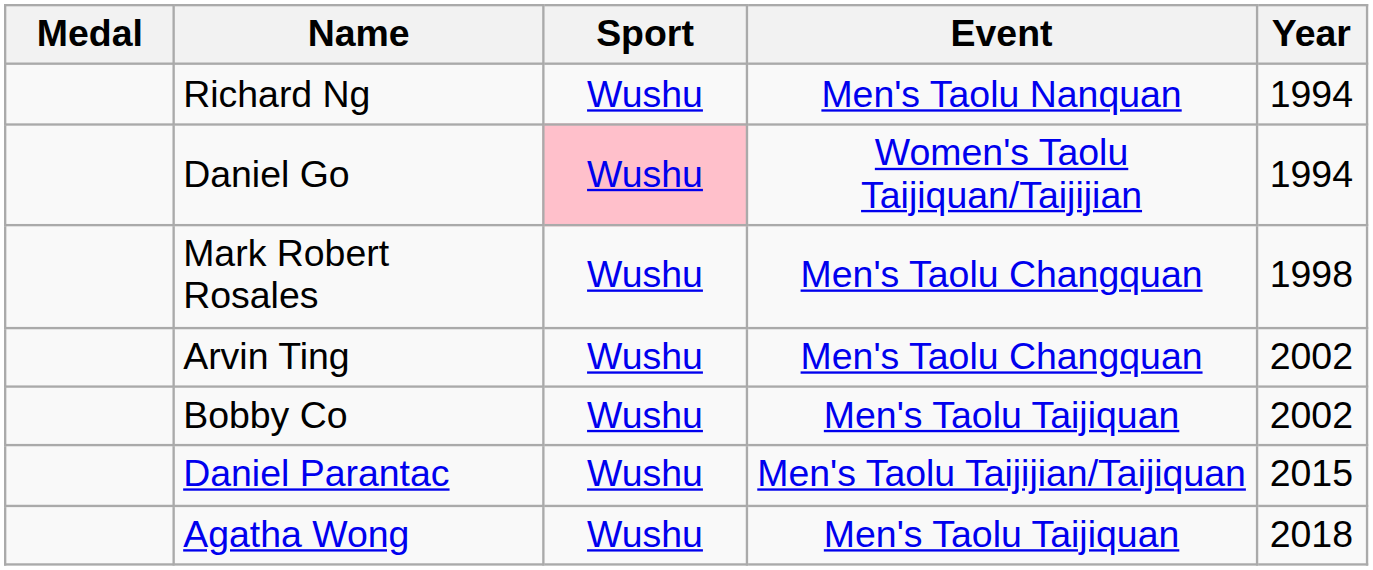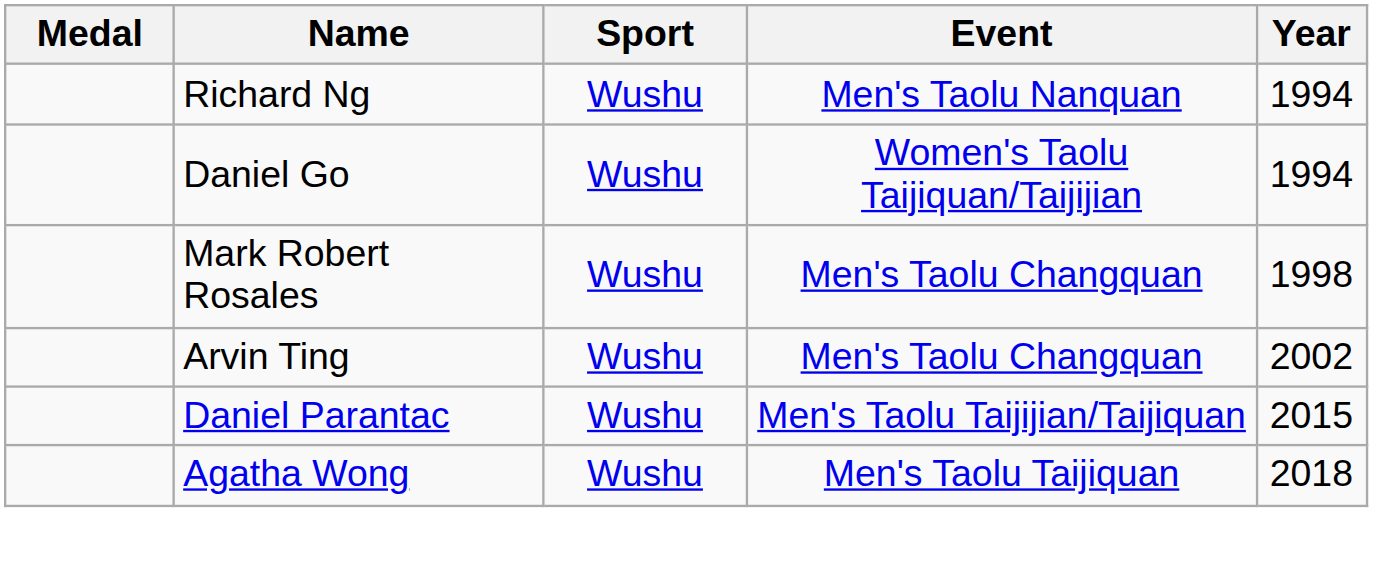(645, 174) pink background -> (645, 174) no background
- row: (265, 415)
